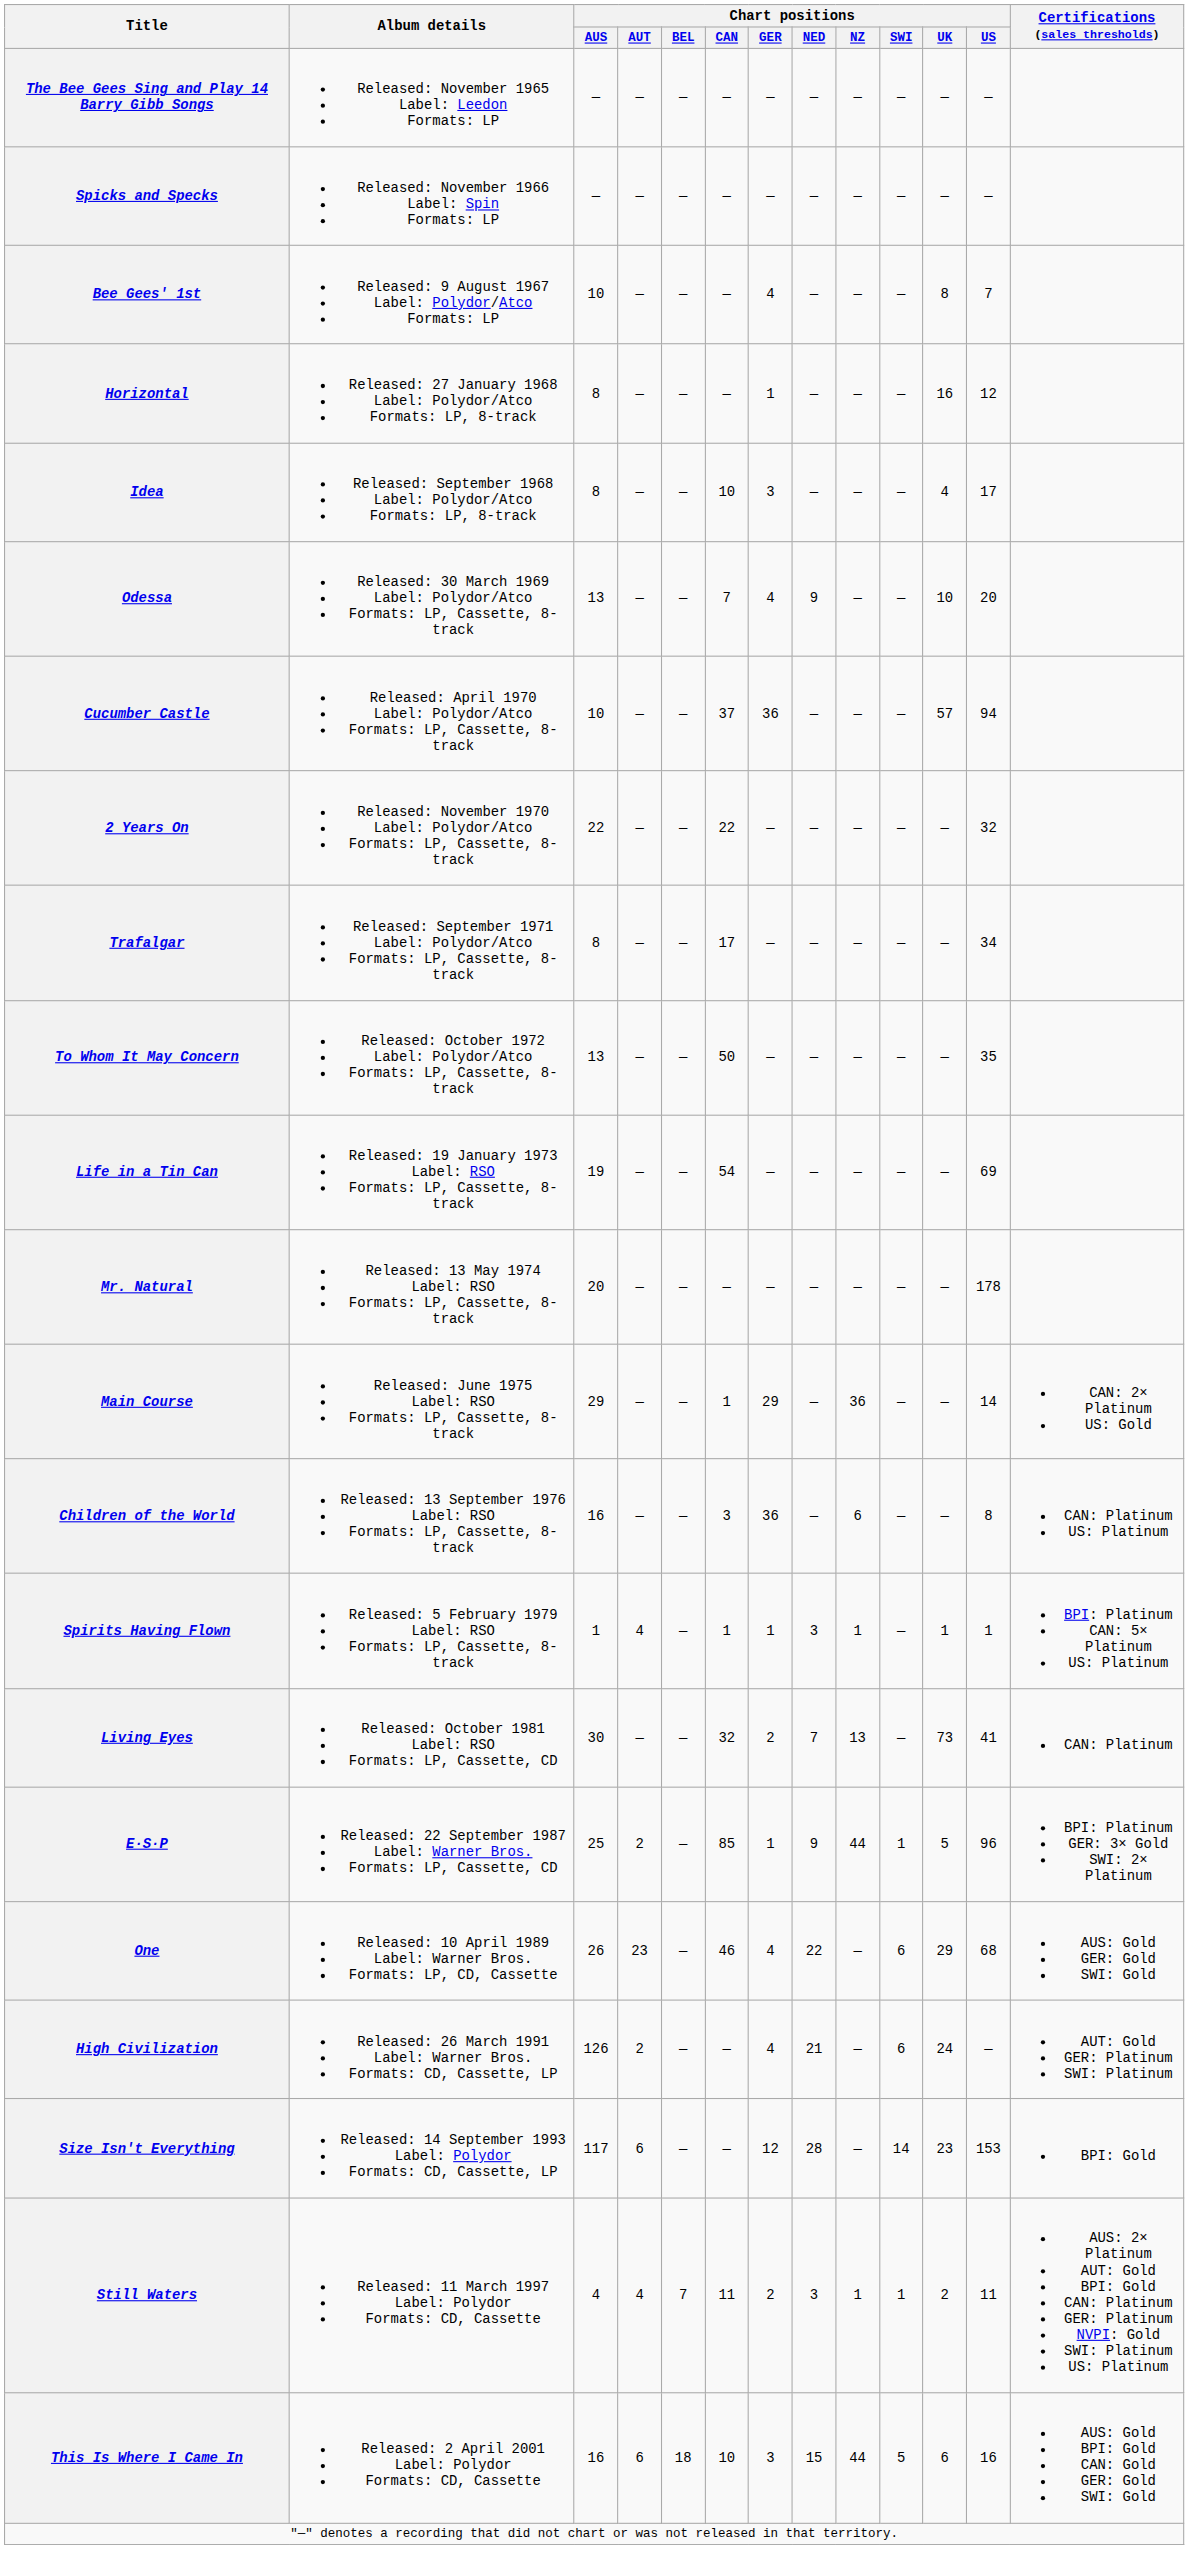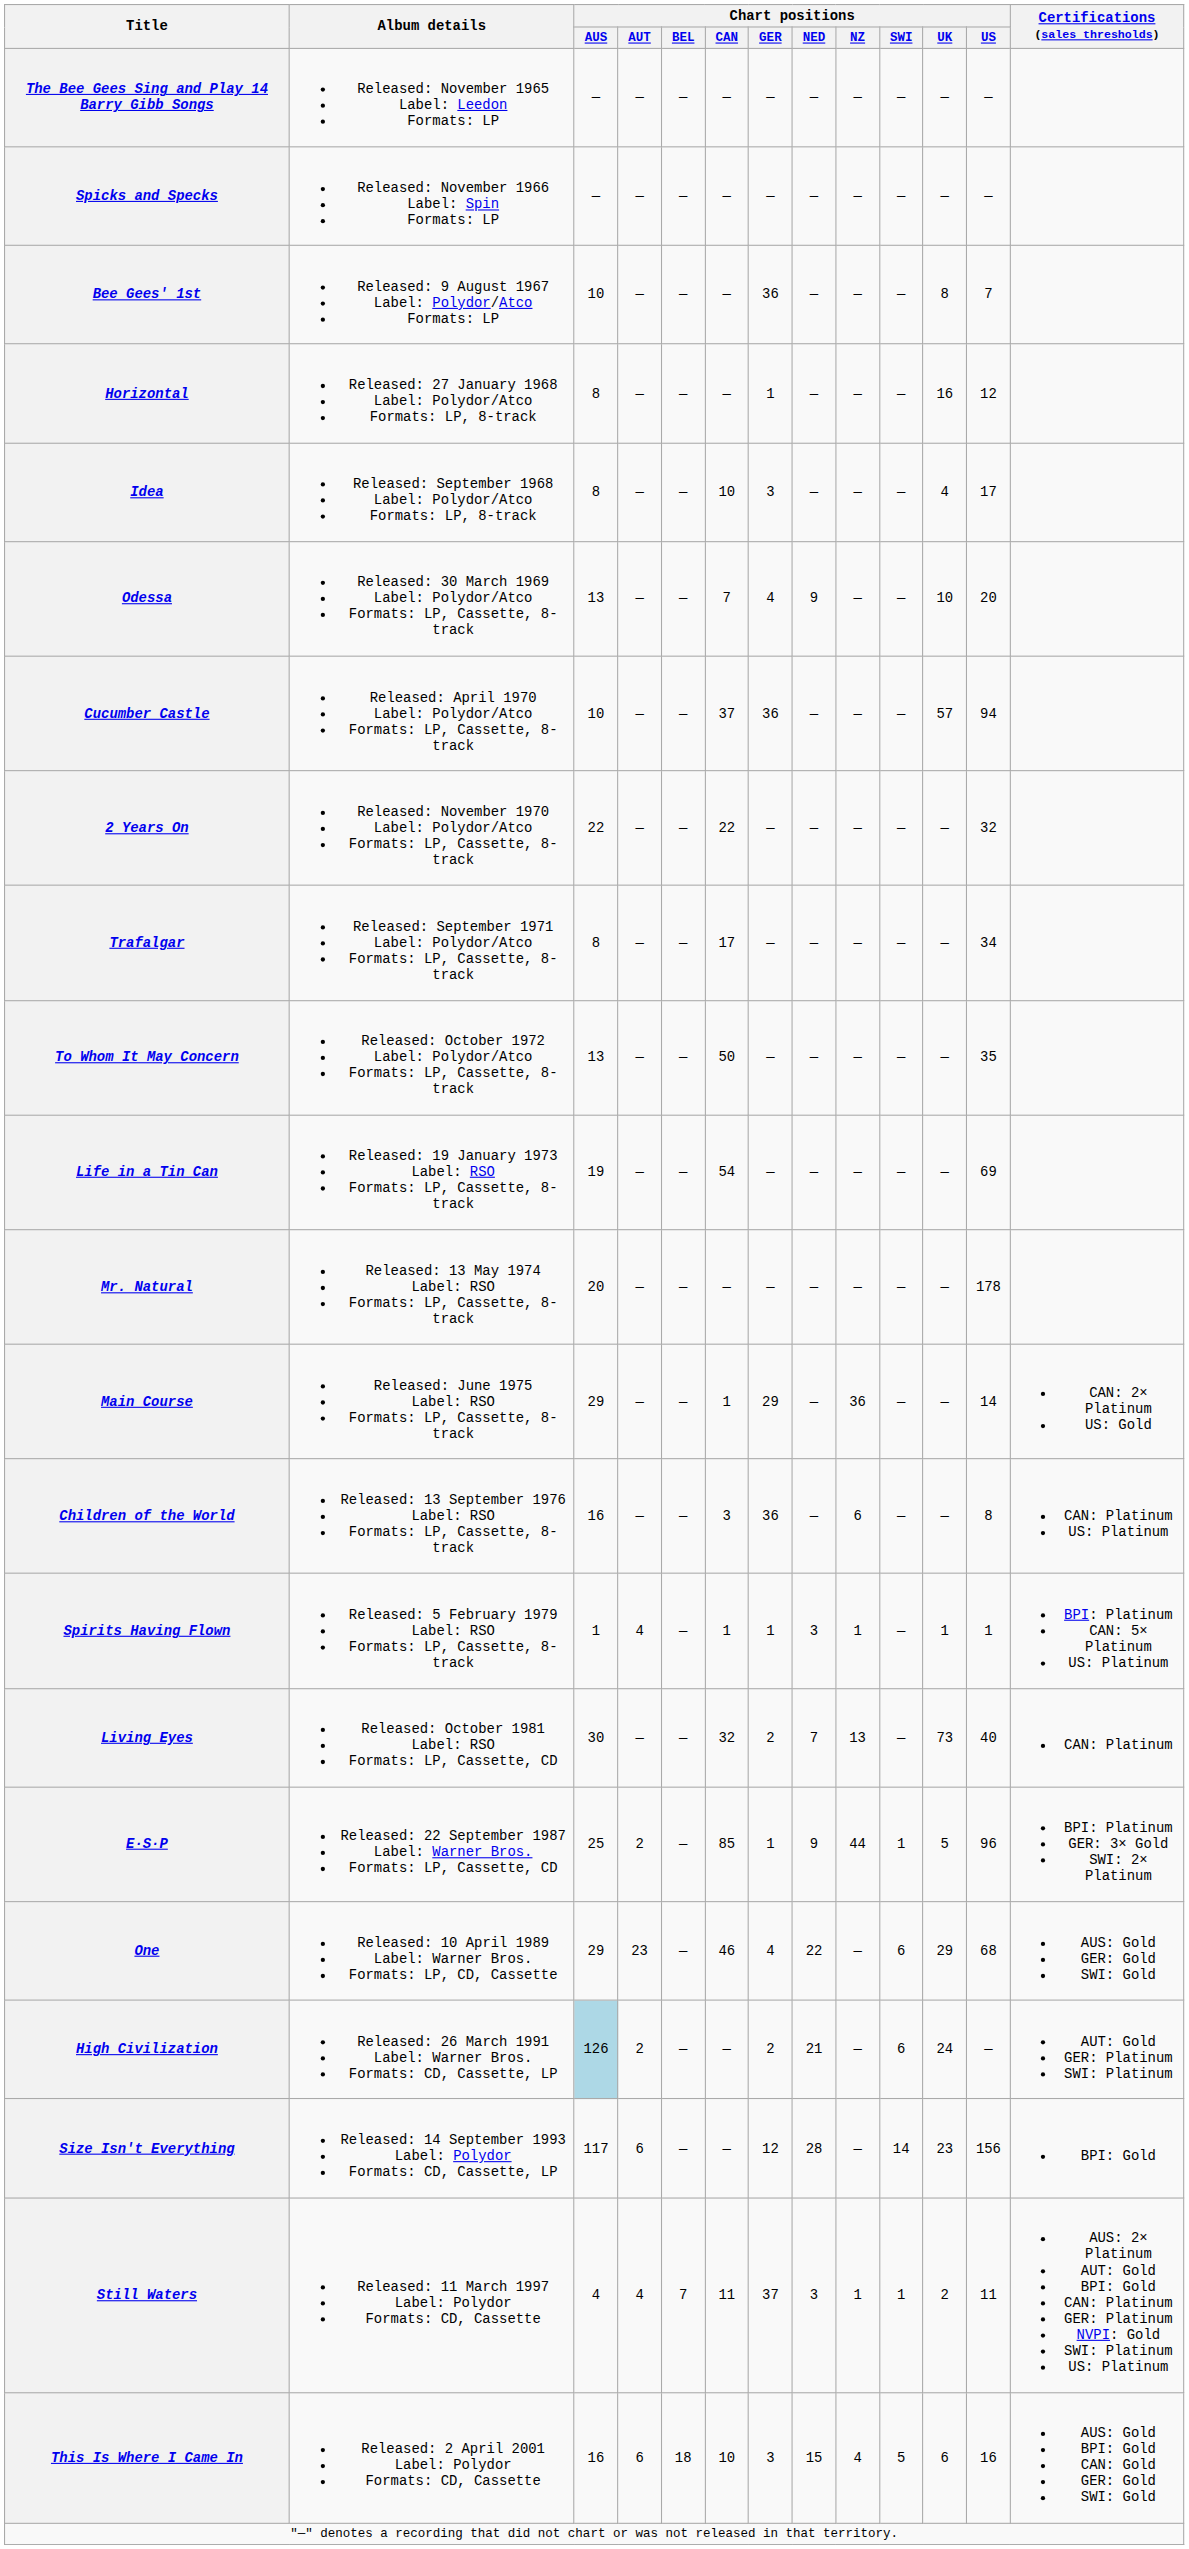(770, 295) 4 -> (770, 295) 36
(988, 1738) 41 -> (988, 1738) 40
(596, 1951) 26 -> (596, 1951) 29
(596, 2050) no background -> (596, 2050) lightblue background
(770, 2050) 4 -> (770, 2050) 2
(988, 2148) 153 -> (988, 2148) 156
(770, 2295) 2 -> (770, 2295) 37
(858, 2458) 44 -> (858, 2458) 4
